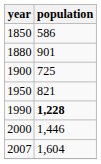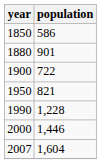(46, 71) 725 -> (46, 71) 722
(51, 110) bold -> (51, 110) normal
